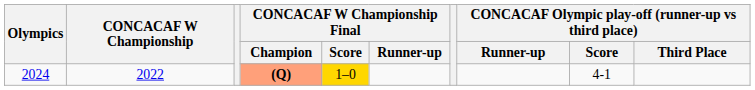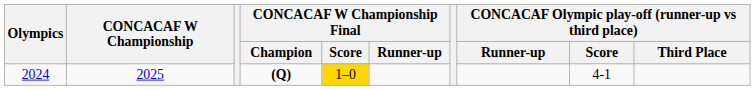(150, 74) 2022 -> (150, 74) 2025
(281, 74) lightsalmon background -> (281, 74) no background
